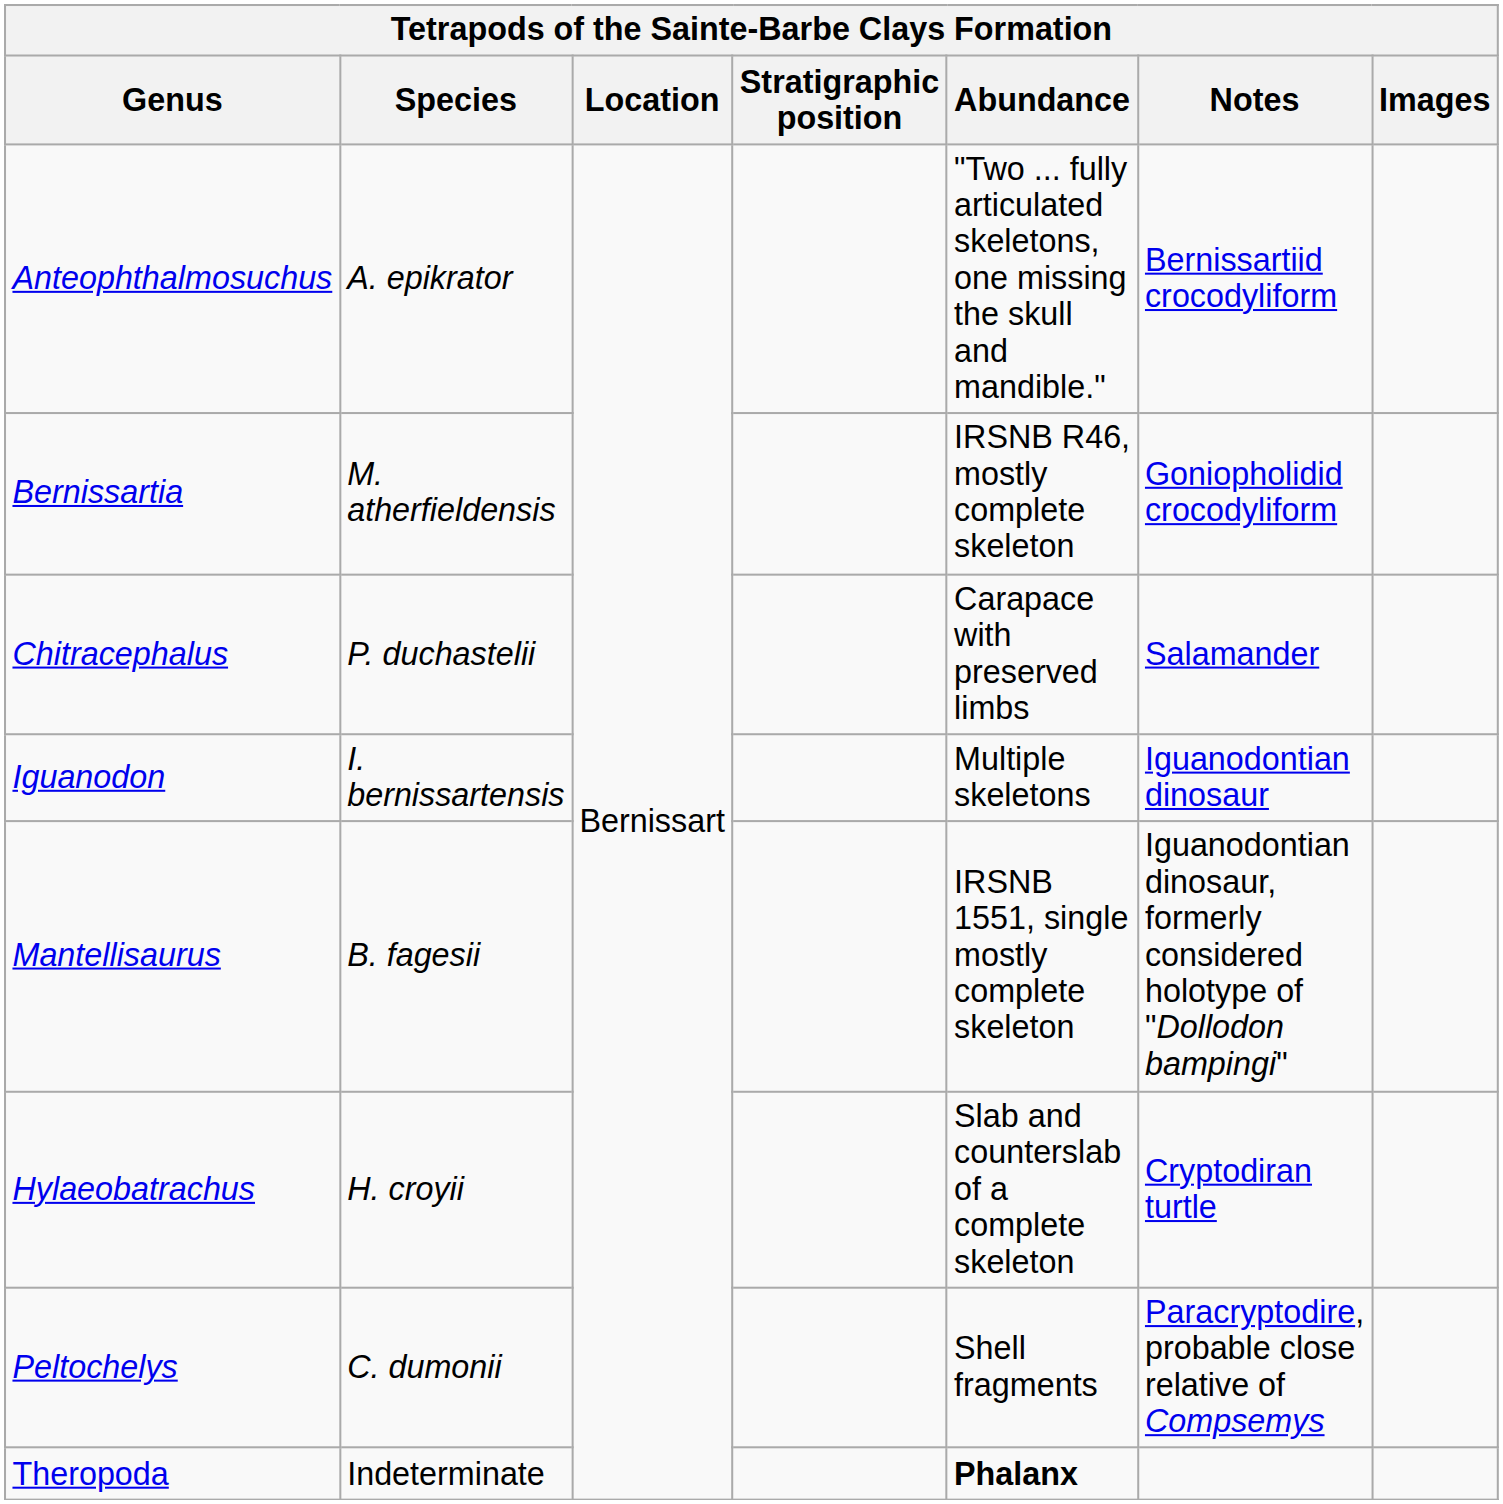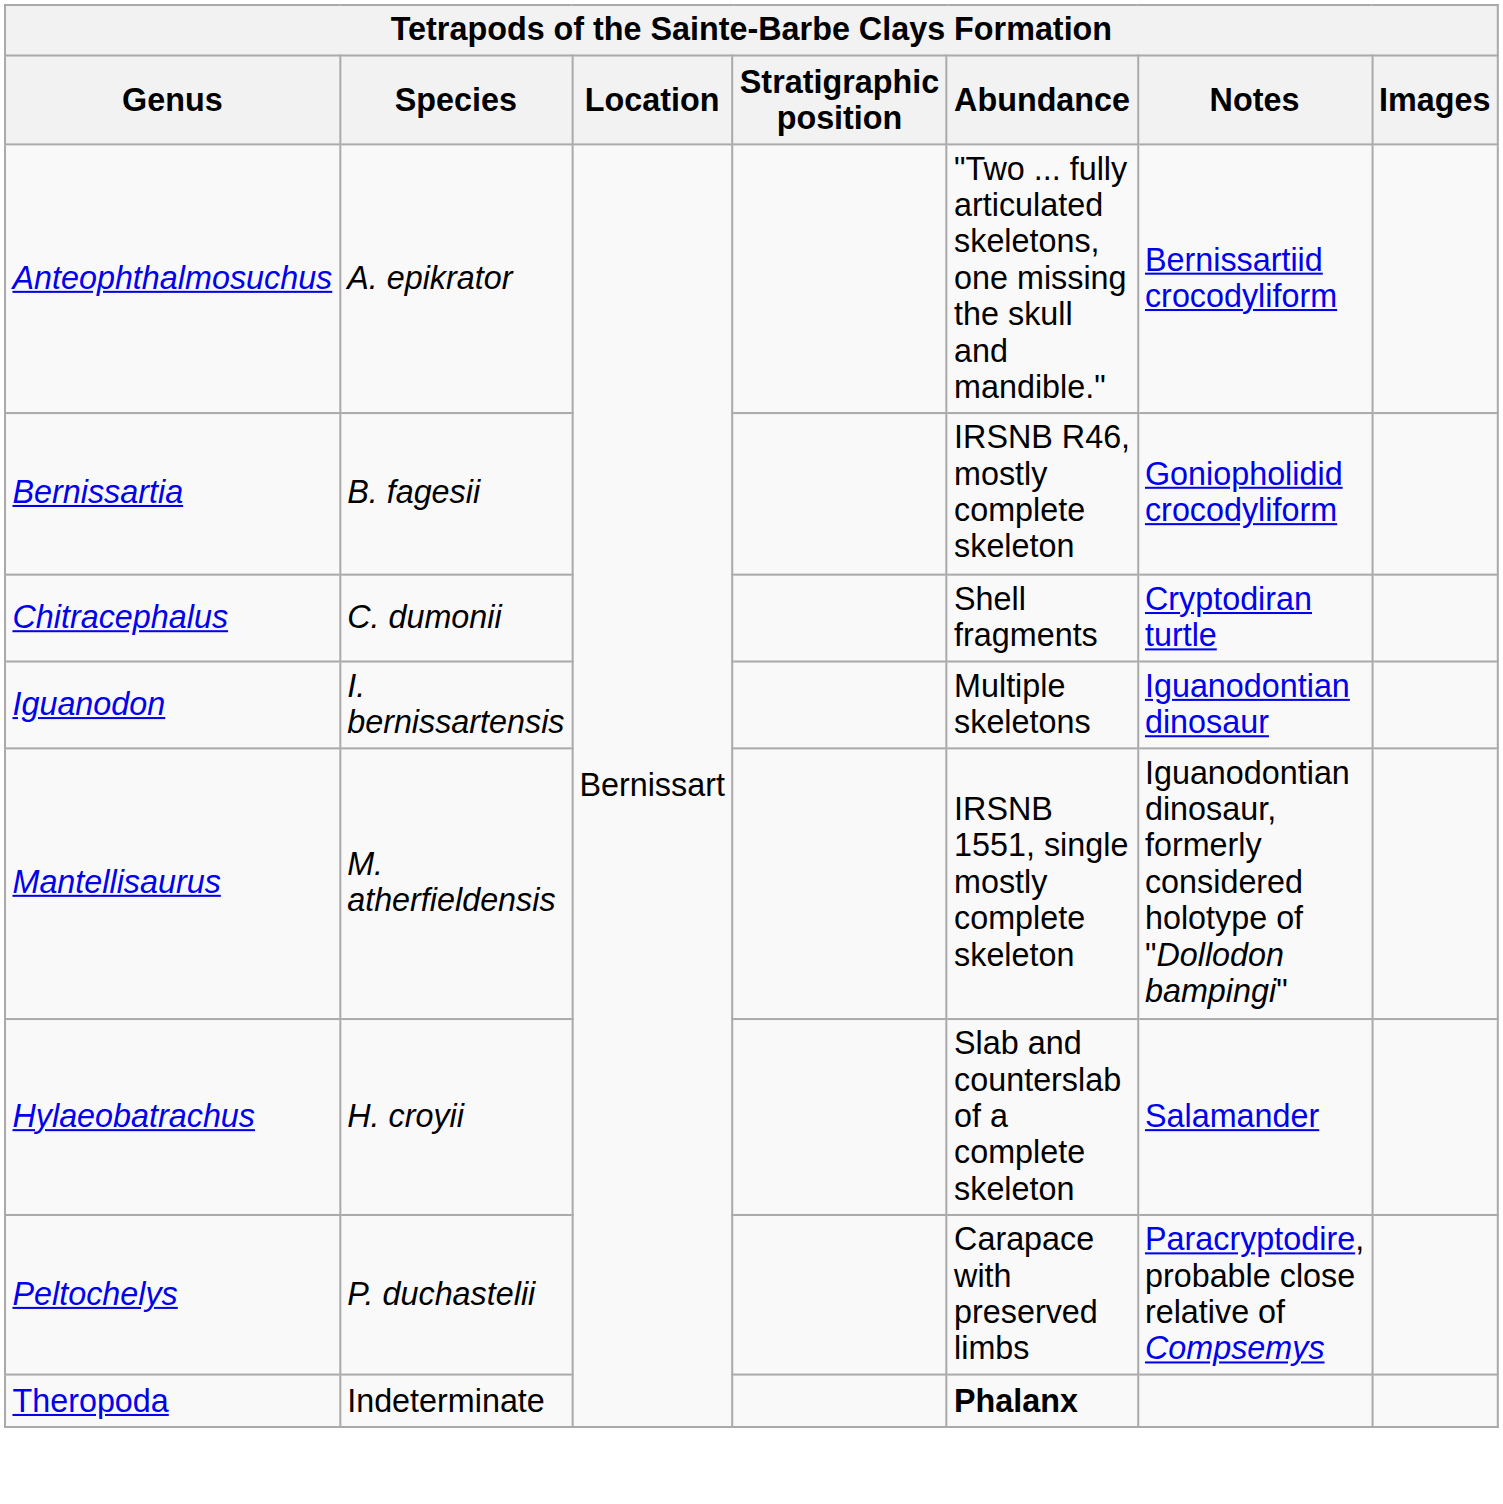(451, 492) M. atherfieldensis -> (414, 492) B. fagesii
(441, 653) P. duchastelii -> (424, 616) C. dumonii
(1026, 653) Carapace with preserved limbs -> (1026, 616) Shell fragments
(1232, 653) Salamander -> (1228, 616) Cryptodiran turtle
(414, 955) B. fagesii -> (451, 883) M. atherfieldensis
(1228, 1188) Cryptodiran turtle -> (1232, 1116) Salamander
(424, 1367) C. dumonii -> (441, 1294) P. duchastelii
(1026, 1367) Shell fragments -> (1026, 1294) Carapace with preserved limbs
